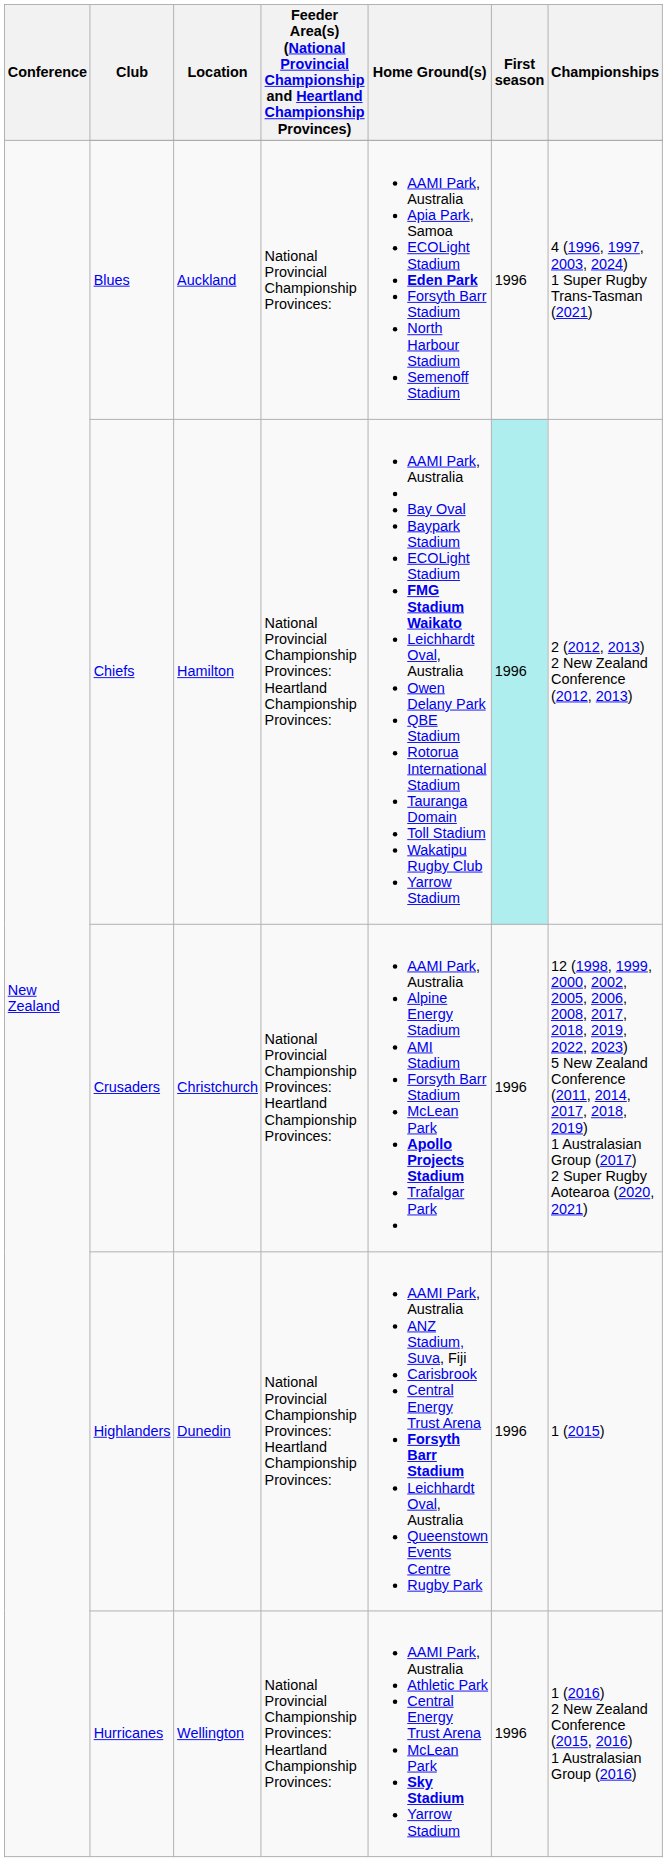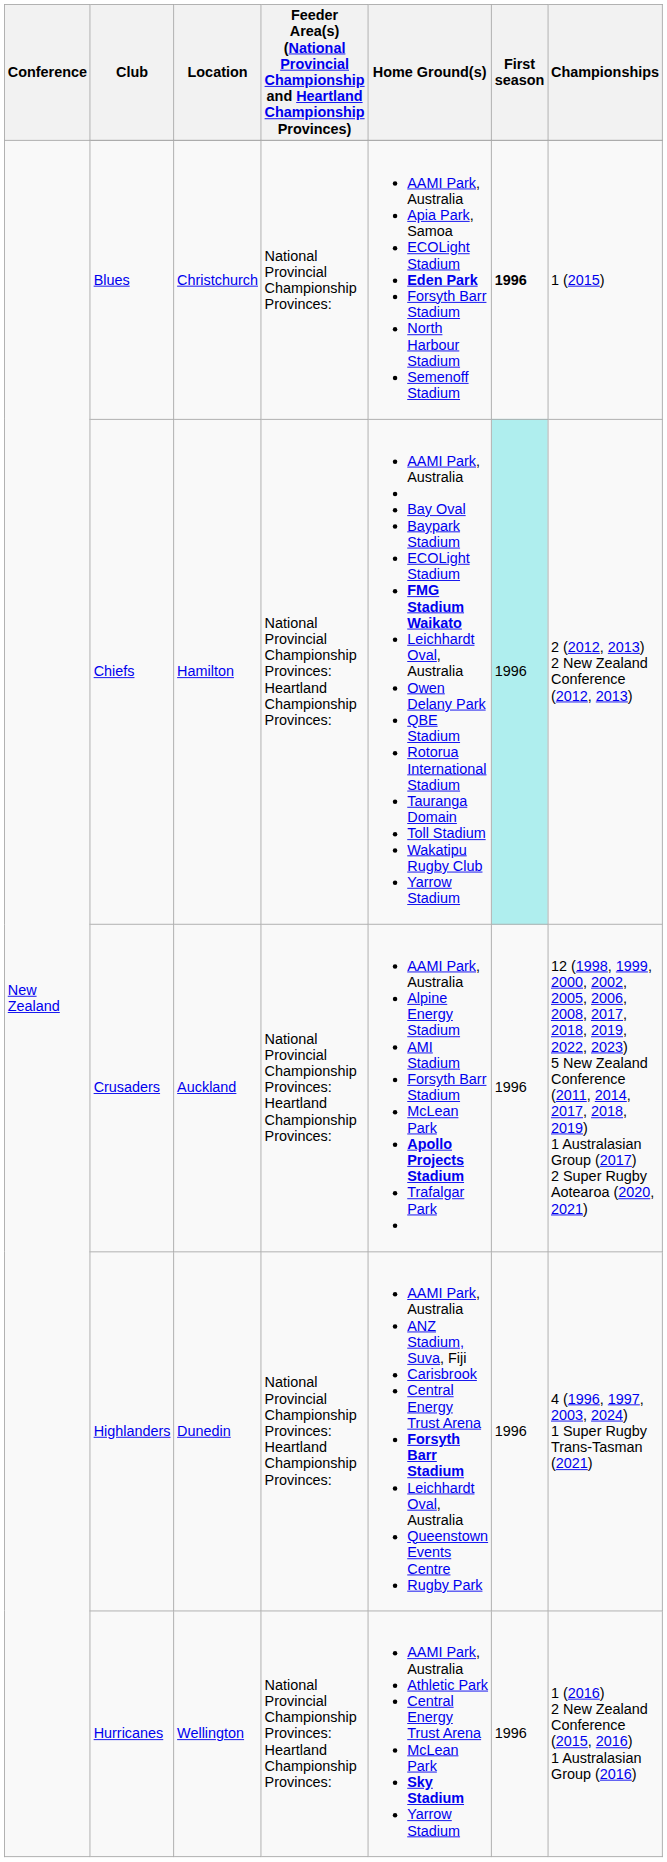(207, 279) Auckland -> (218, 279) Christchurch
(511, 279) normal -> (511, 279) bold
(599, 279) 4 (1996, 1997, 2003, 2024) 1 Super Rugby Trans-Tasman (2021) -> (578, 279) 1 (2015)
(218, 1087) Christchurch -> (207, 1087) Auckland
(578, 1431) 1 (2015) -> (599, 1431) 4 (1996, 1997, 2003, 2024) 1 Super Rugby Trans-Tasman (2021)
